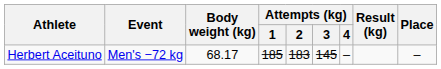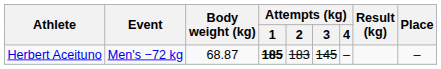(222, 55) 68.17 -> (222, 55) 68.87
(272, 55) normal -> (272, 55) bold
